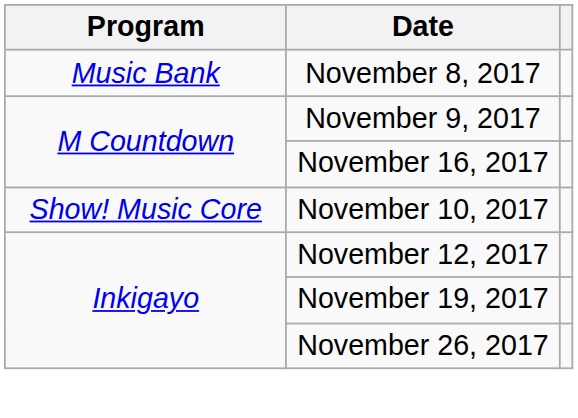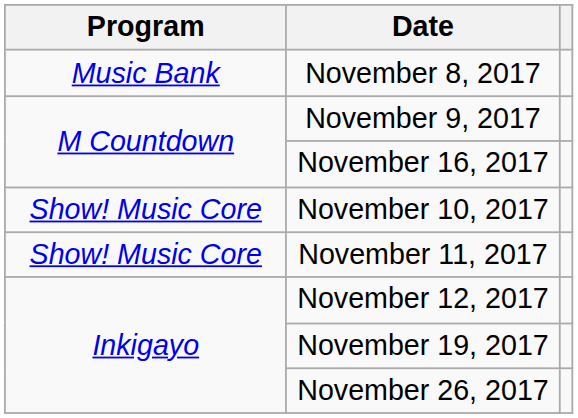+ row: (423, 254)
